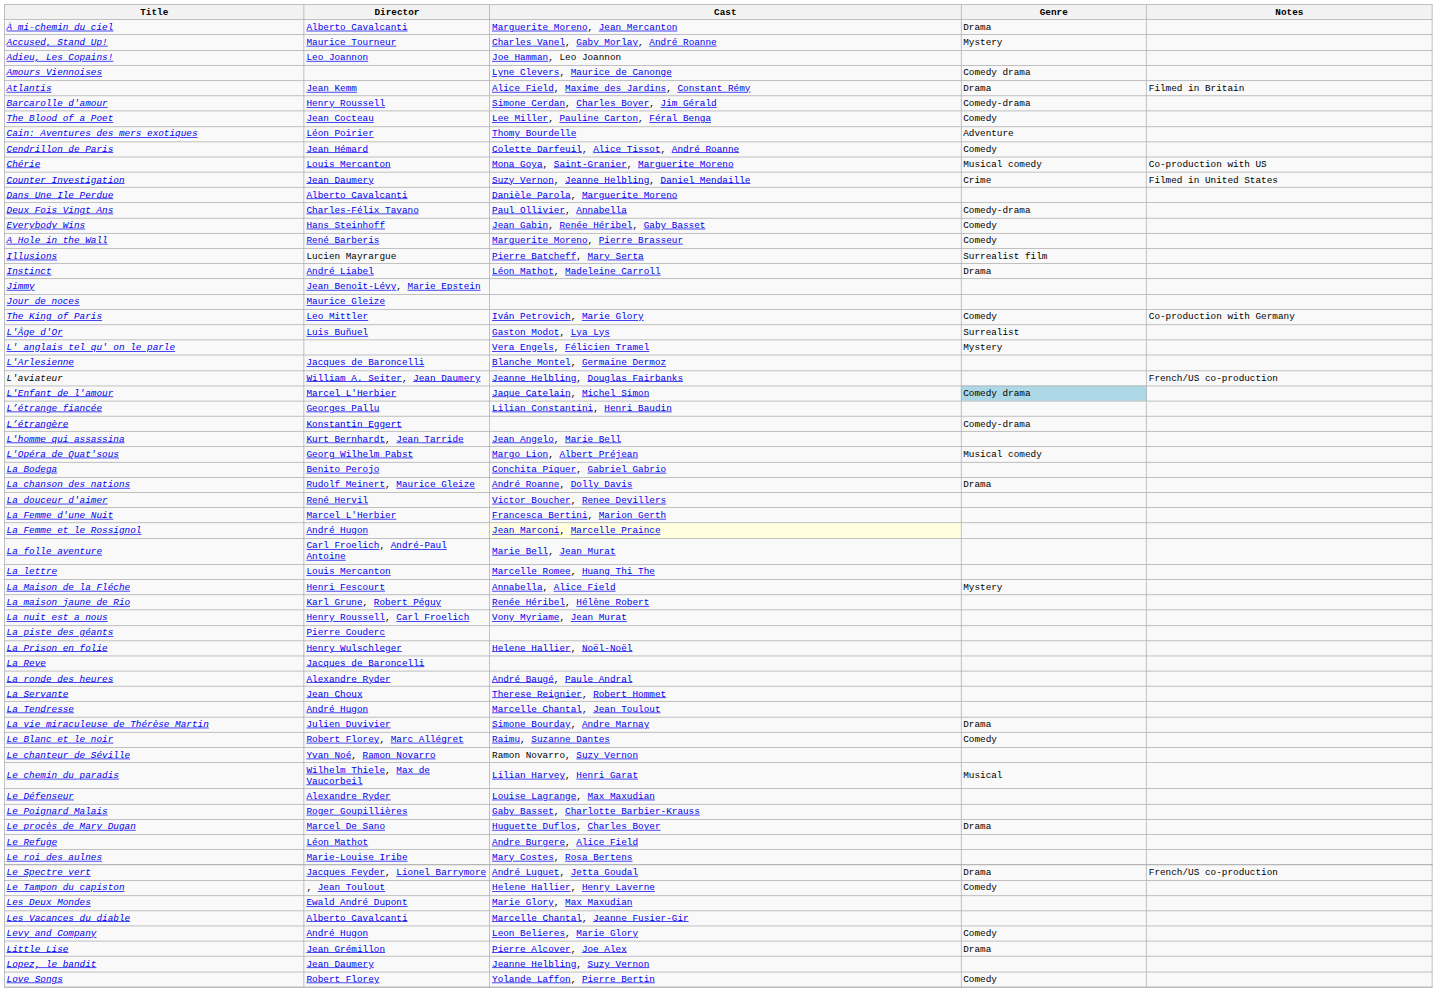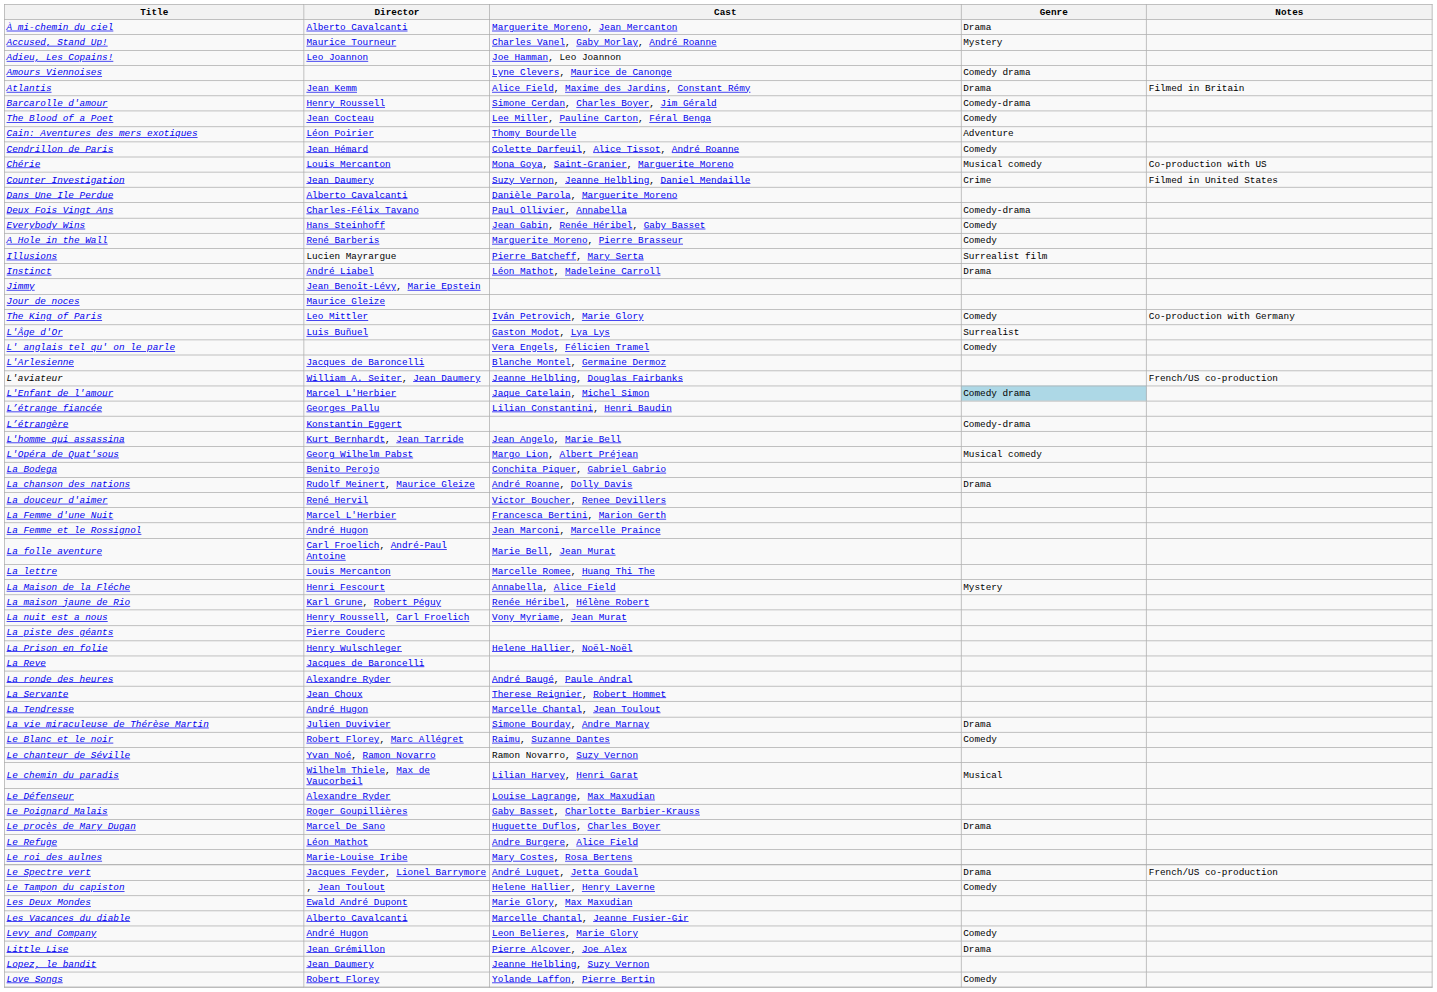(983, 348) Mystery -> (980, 348) Comedy
(576, 531) lightyellow background -> (576, 531) no background
